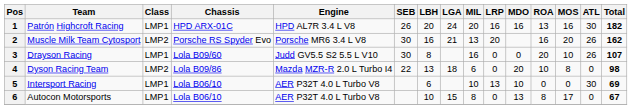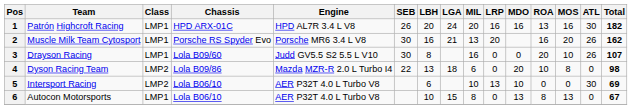(157, 41) LMP2 -> (157, 41) LMP1
(157, 84) LMP1 -> (157, 84) LMP2
(568, 98) 17 -> (568, 98) 13
